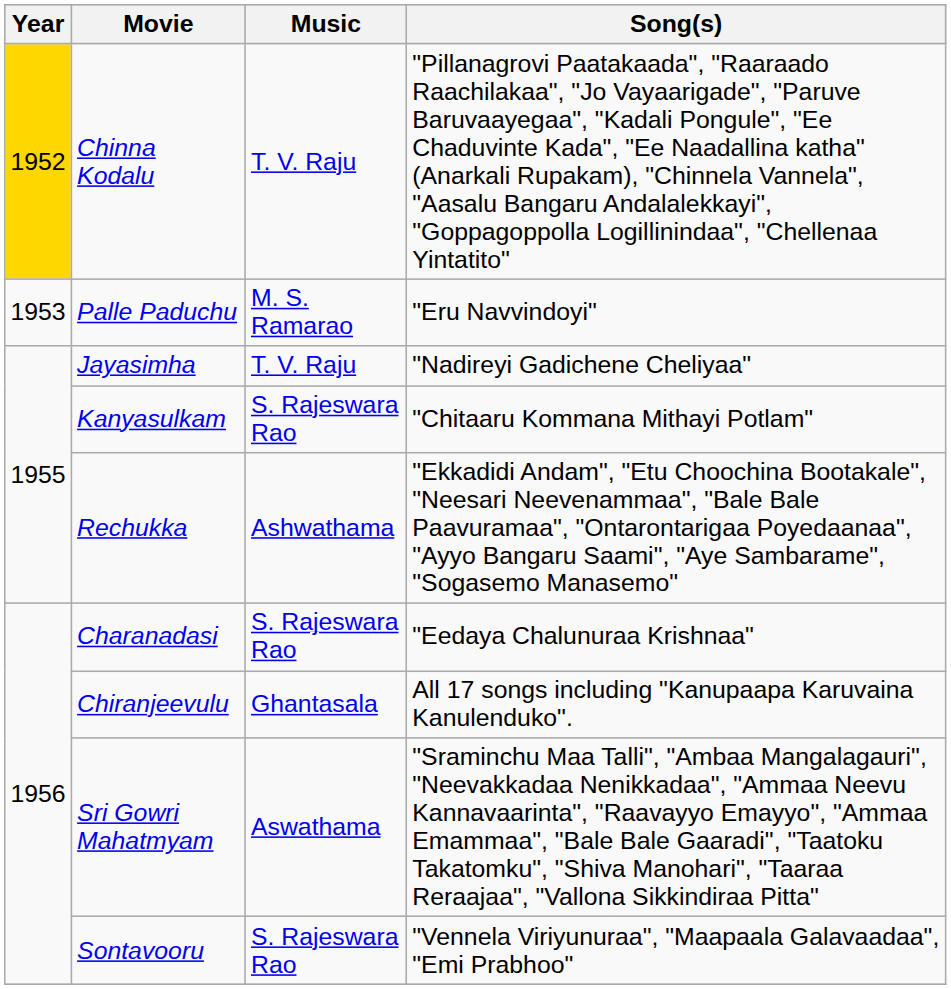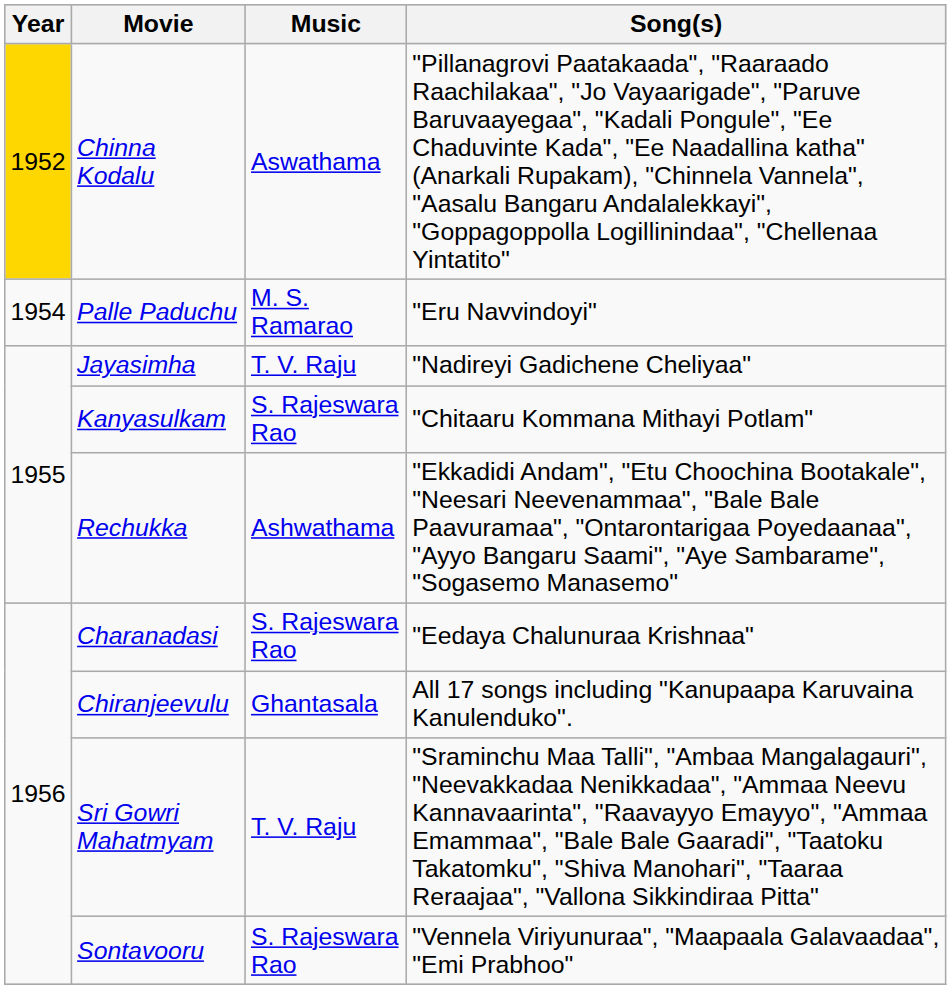(304, 161) T. V. Raju -> (316, 161) Aswathama
(38, 312) 1953 -> (38, 312) 1954
(316, 827) Aswathama -> (304, 827) T. V. Raju
